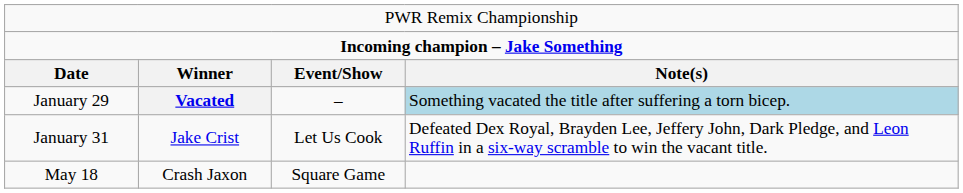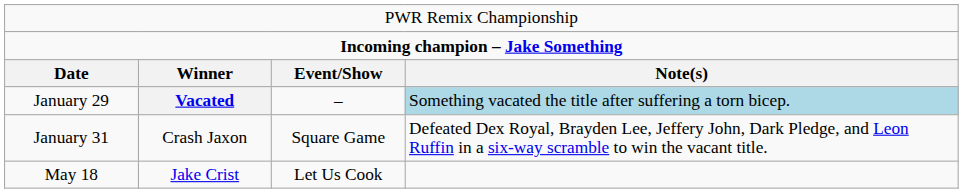(205, 137) Jake Crist -> (205, 137) Crash Jaxon
(338, 137) Let Us Cook -> (338, 137) Square Game
(205, 174) Crash Jaxon -> (205, 174) Jake Crist
(338, 174) Square Game -> (338, 174) Let Us Cook
